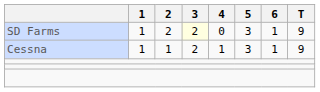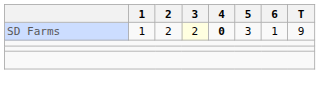(221, 31) normal -> (221, 31) bold
- row: (27, 49)
